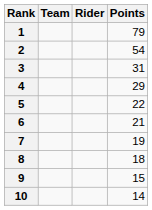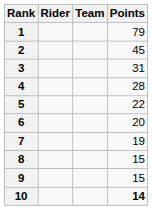columns swapped: (90, 13) <-> (55, 13)
(139, 50) 54 -> (139, 50) 45
(139, 86) 29 -> (139, 86) 28
(139, 123) 21 -> (139, 123) 20
(139, 159) 18 -> (139, 159) 15
(139, 196) normal -> (139, 196) bold
